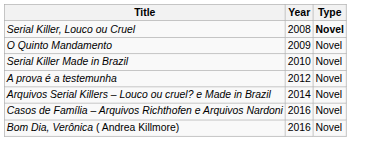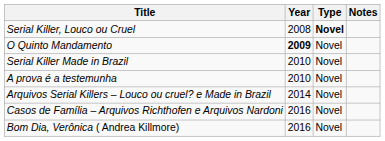+ column: (363, 12)
(299, 45) normal -> (299, 45) bold
(299, 78) 2012 -> (299, 78) 2010
